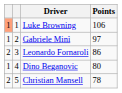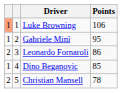(97, 38) 97 -> (97, 38) 95
(97, 66) 80 -> (97, 66) 85
